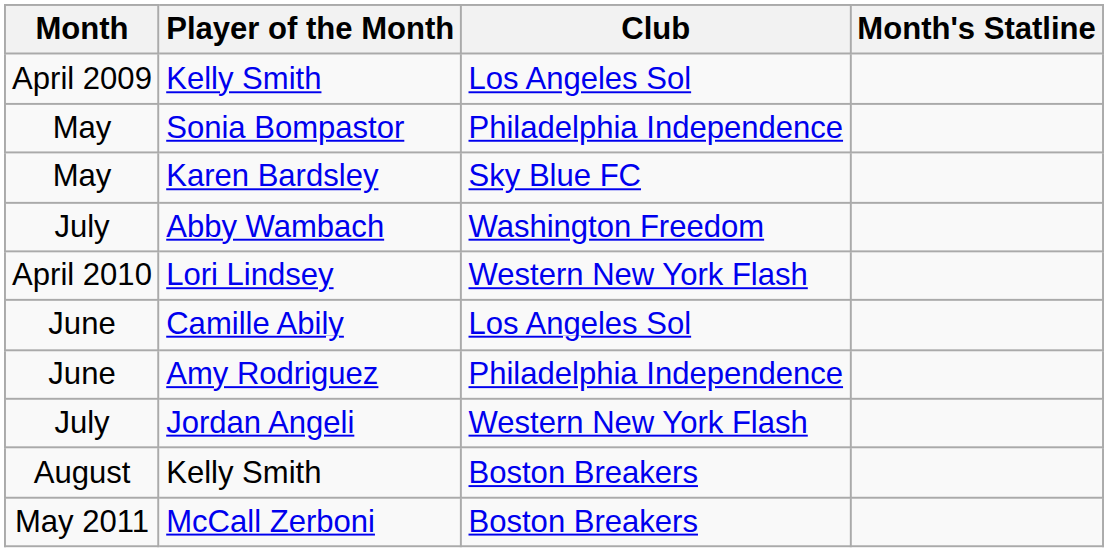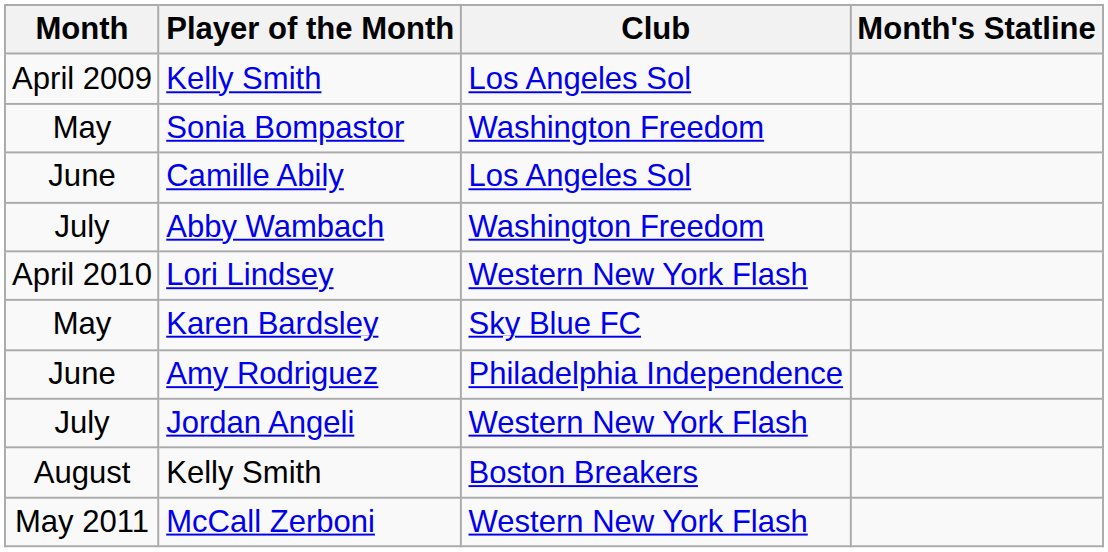(656, 127) Philadelphia Independence -> (616, 127) Washington Freedom
rows swapped: (82, 324) <-> (82, 176)
(583, 521) Boston Breakers -> (638, 521) Western New York Flash
